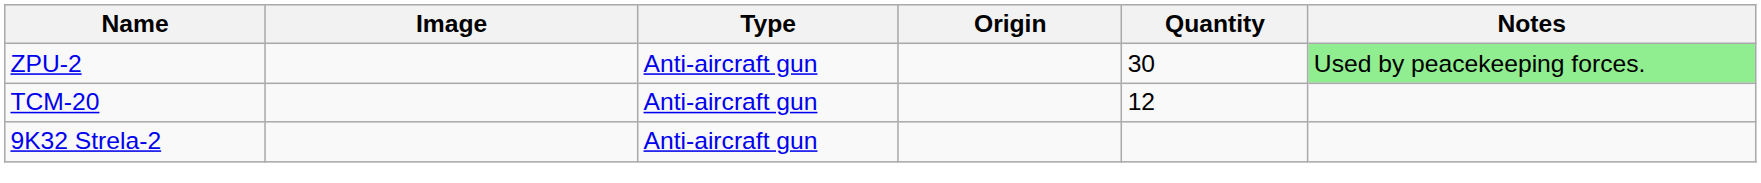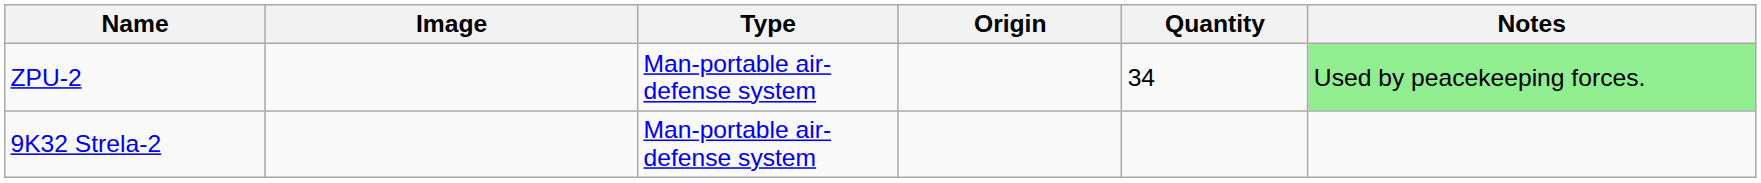(730, 63) Anti-aircraft gun -> (737, 76) Man-portable air-defense system
(1141, 63) 30 -> (1141, 76) 34
- row: (55, 102)
(730, 141) Anti-aircraft gun -> (737, 143) Man-portable air-defense system
